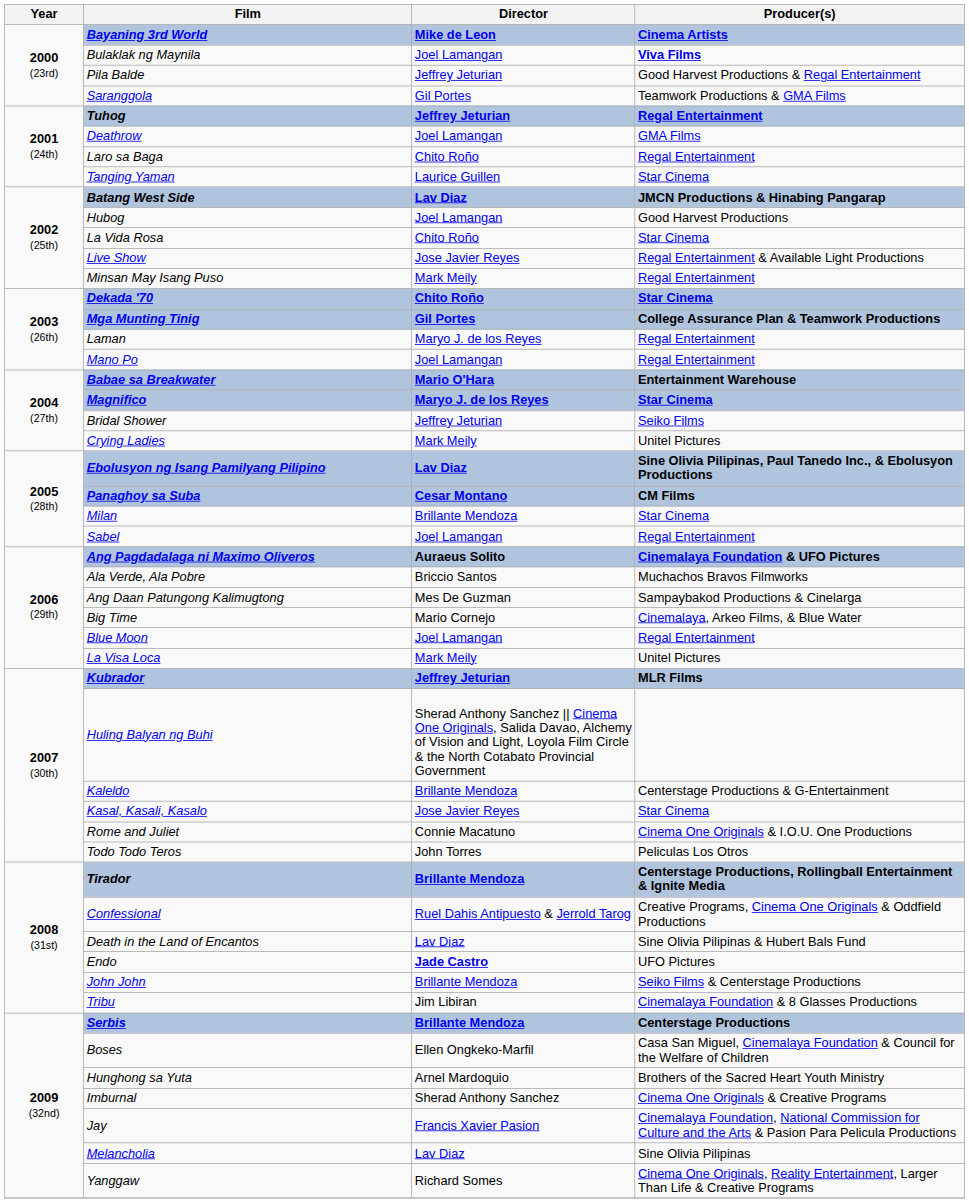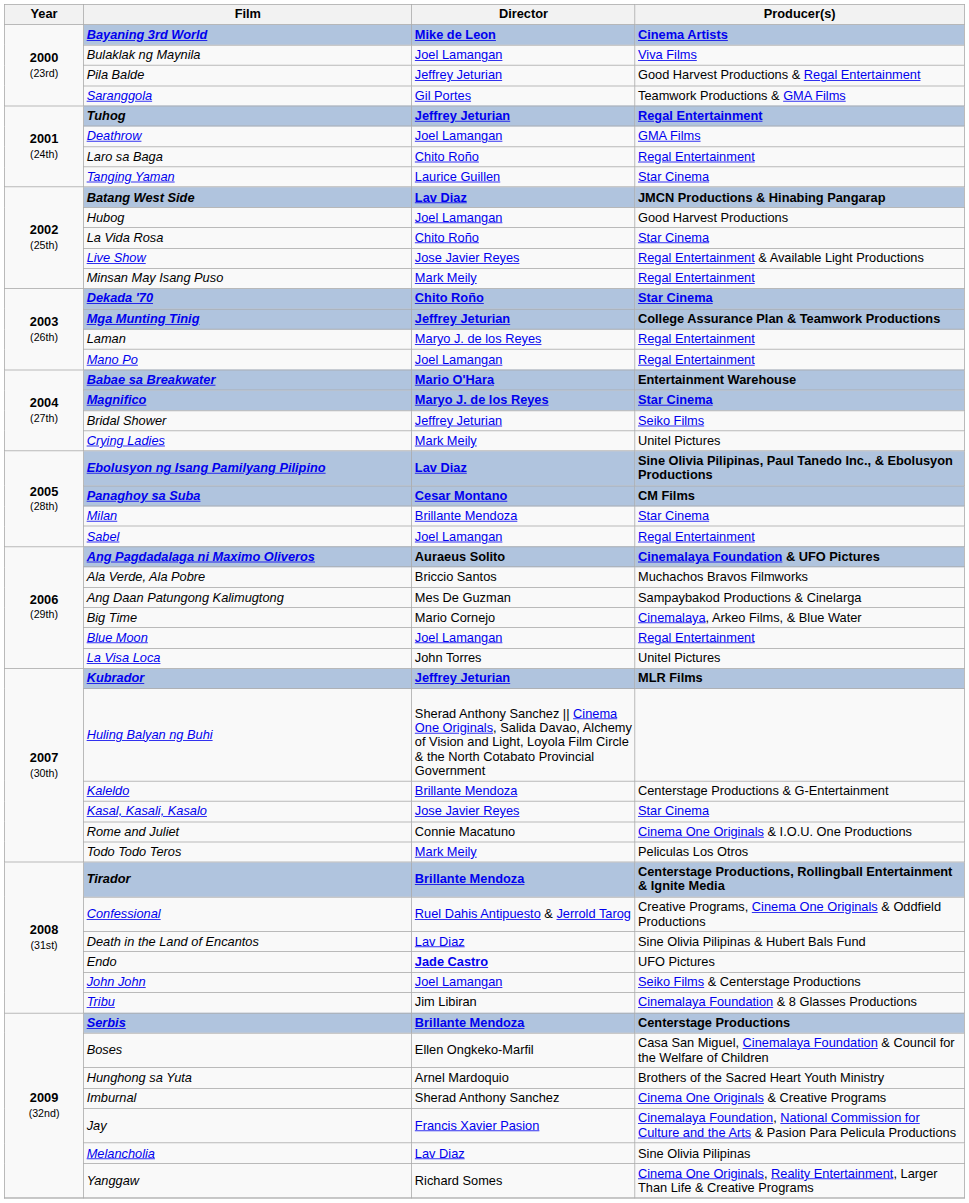(670, 55) bold -> (667, 55) normal
(445, 319) Gil Portes -> (463, 319) Jeffrey Jeturian
(446, 658) Mark Meily -> (448, 658) John Torres
(448, 852) John Torres -> (446, 852) Mark Meily
(466, 982) Brillante Mendoza -> (459, 982) Joel Lamangan
